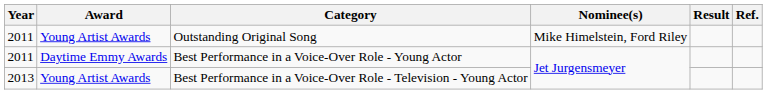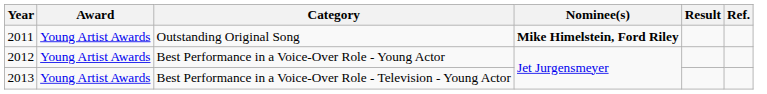(611, 36) normal -> (598, 36) bold
(21, 57) 2011 -> (21, 57) 2012
(104, 57) Daytime Emmy Awards -> (95, 57) Young Artist Awards
